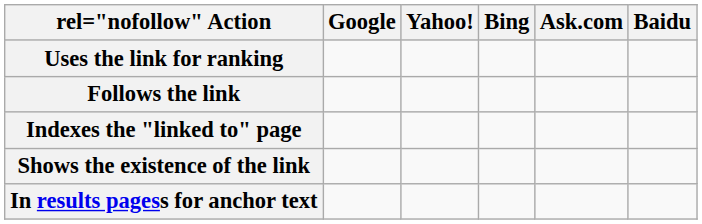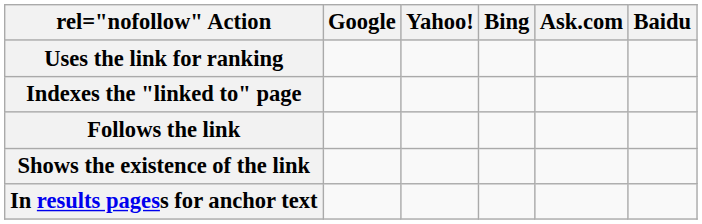rows swapped: (164, 93) <-> (164, 129)
